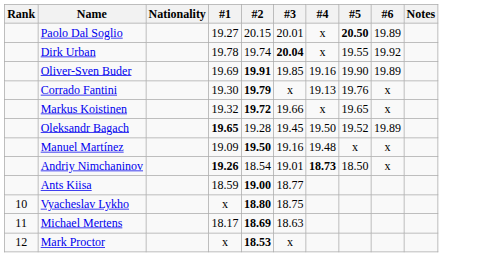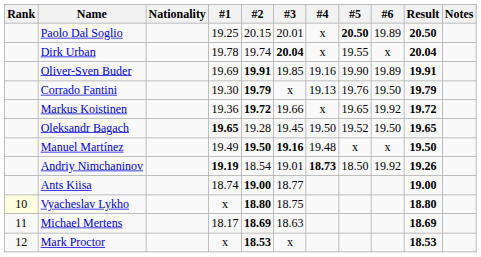+ column: (423, 14)
(225, 33) 19.27 -> (225, 33) 19.25
(388, 52) 19.92 -> (388, 52) x
(388, 90) x -> (388, 90) 19.50
(225, 109) 19.32 -> (225, 109) 19.36
(388, 109) x -> (388, 109) 19.92
(388, 128) 19.89 -> (388, 128) 19.50
(225, 147) 19.09 -> (225, 147) 19.49
(290, 147) normal -> (290, 147) bold
(225, 166) 19.26 -> (225, 166) 19.19
(388, 166) x -> (388, 166) 19.92
(225, 185) 18.59 -> (225, 185) 18.74
(21, 204) no background -> (21, 204) lightyellow background
